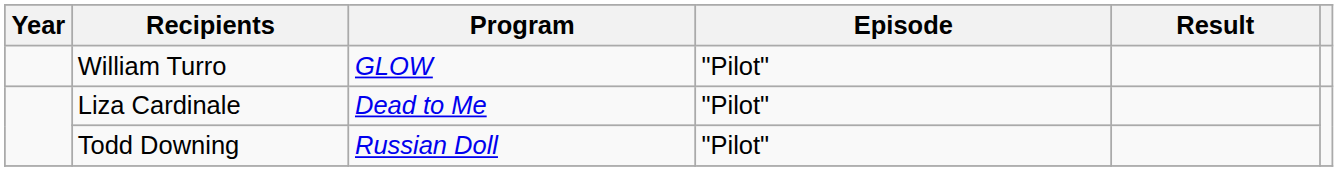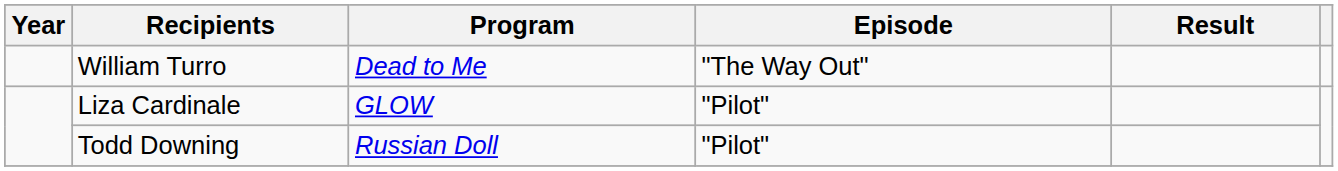(394, 66) GLOW -> (421, 66) Dead to Me
(735, 66) "Pilot" -> (785, 66) "The Way Out"
(421, 106) Dead to Me -> (394, 106) GLOW
